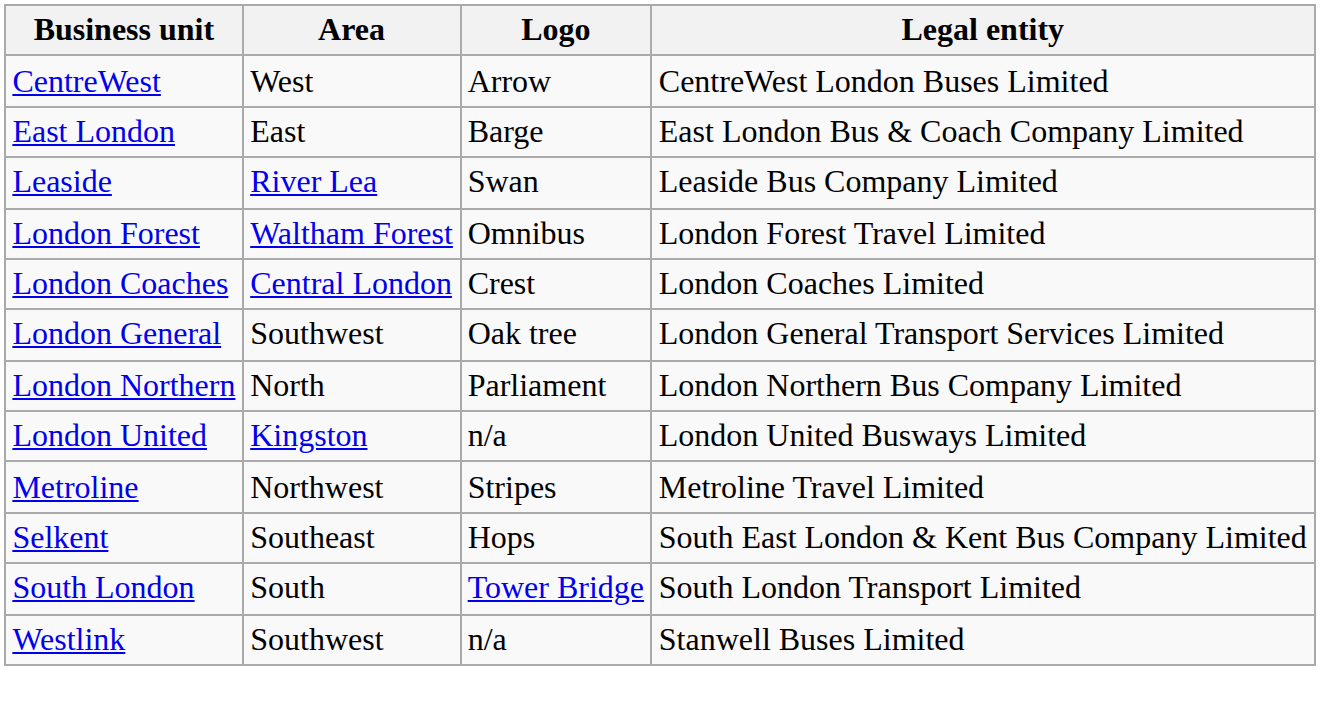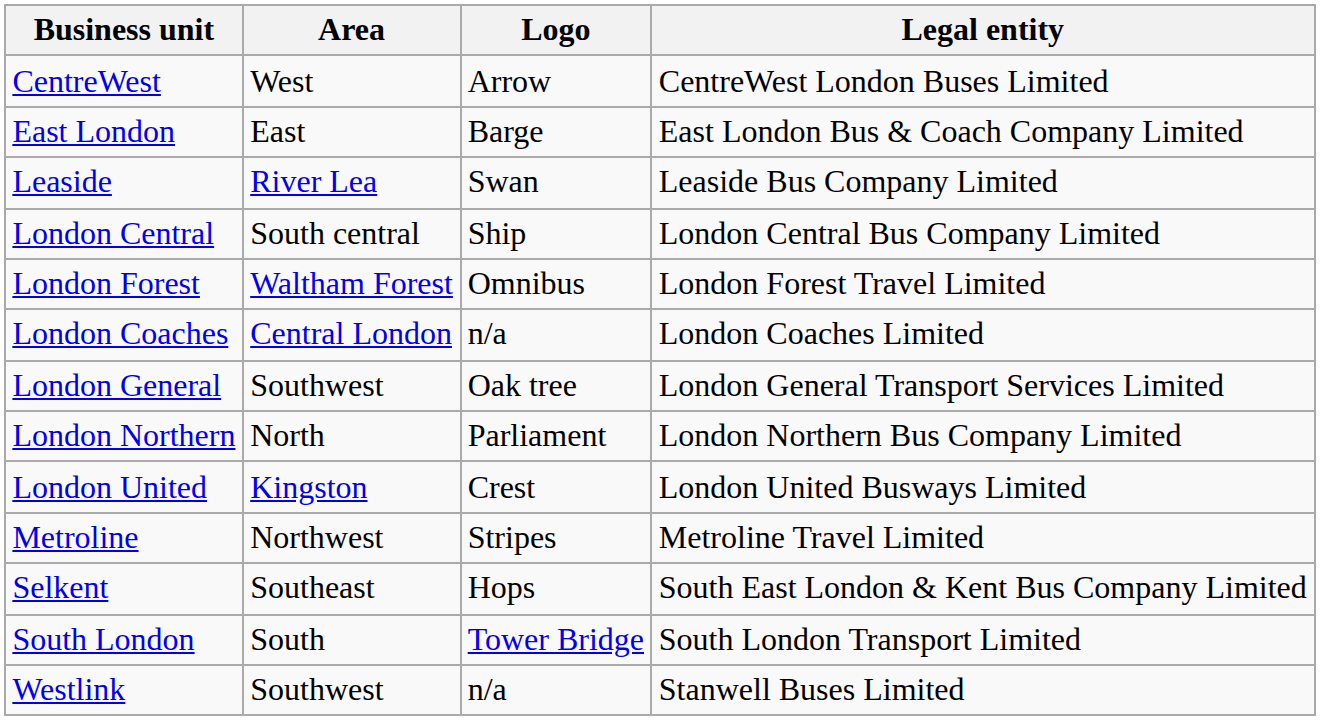+ row: (113, 232)
(501, 283) Crest -> (487, 334) n/a
(487, 435) n/a -> (501, 486) Crest
